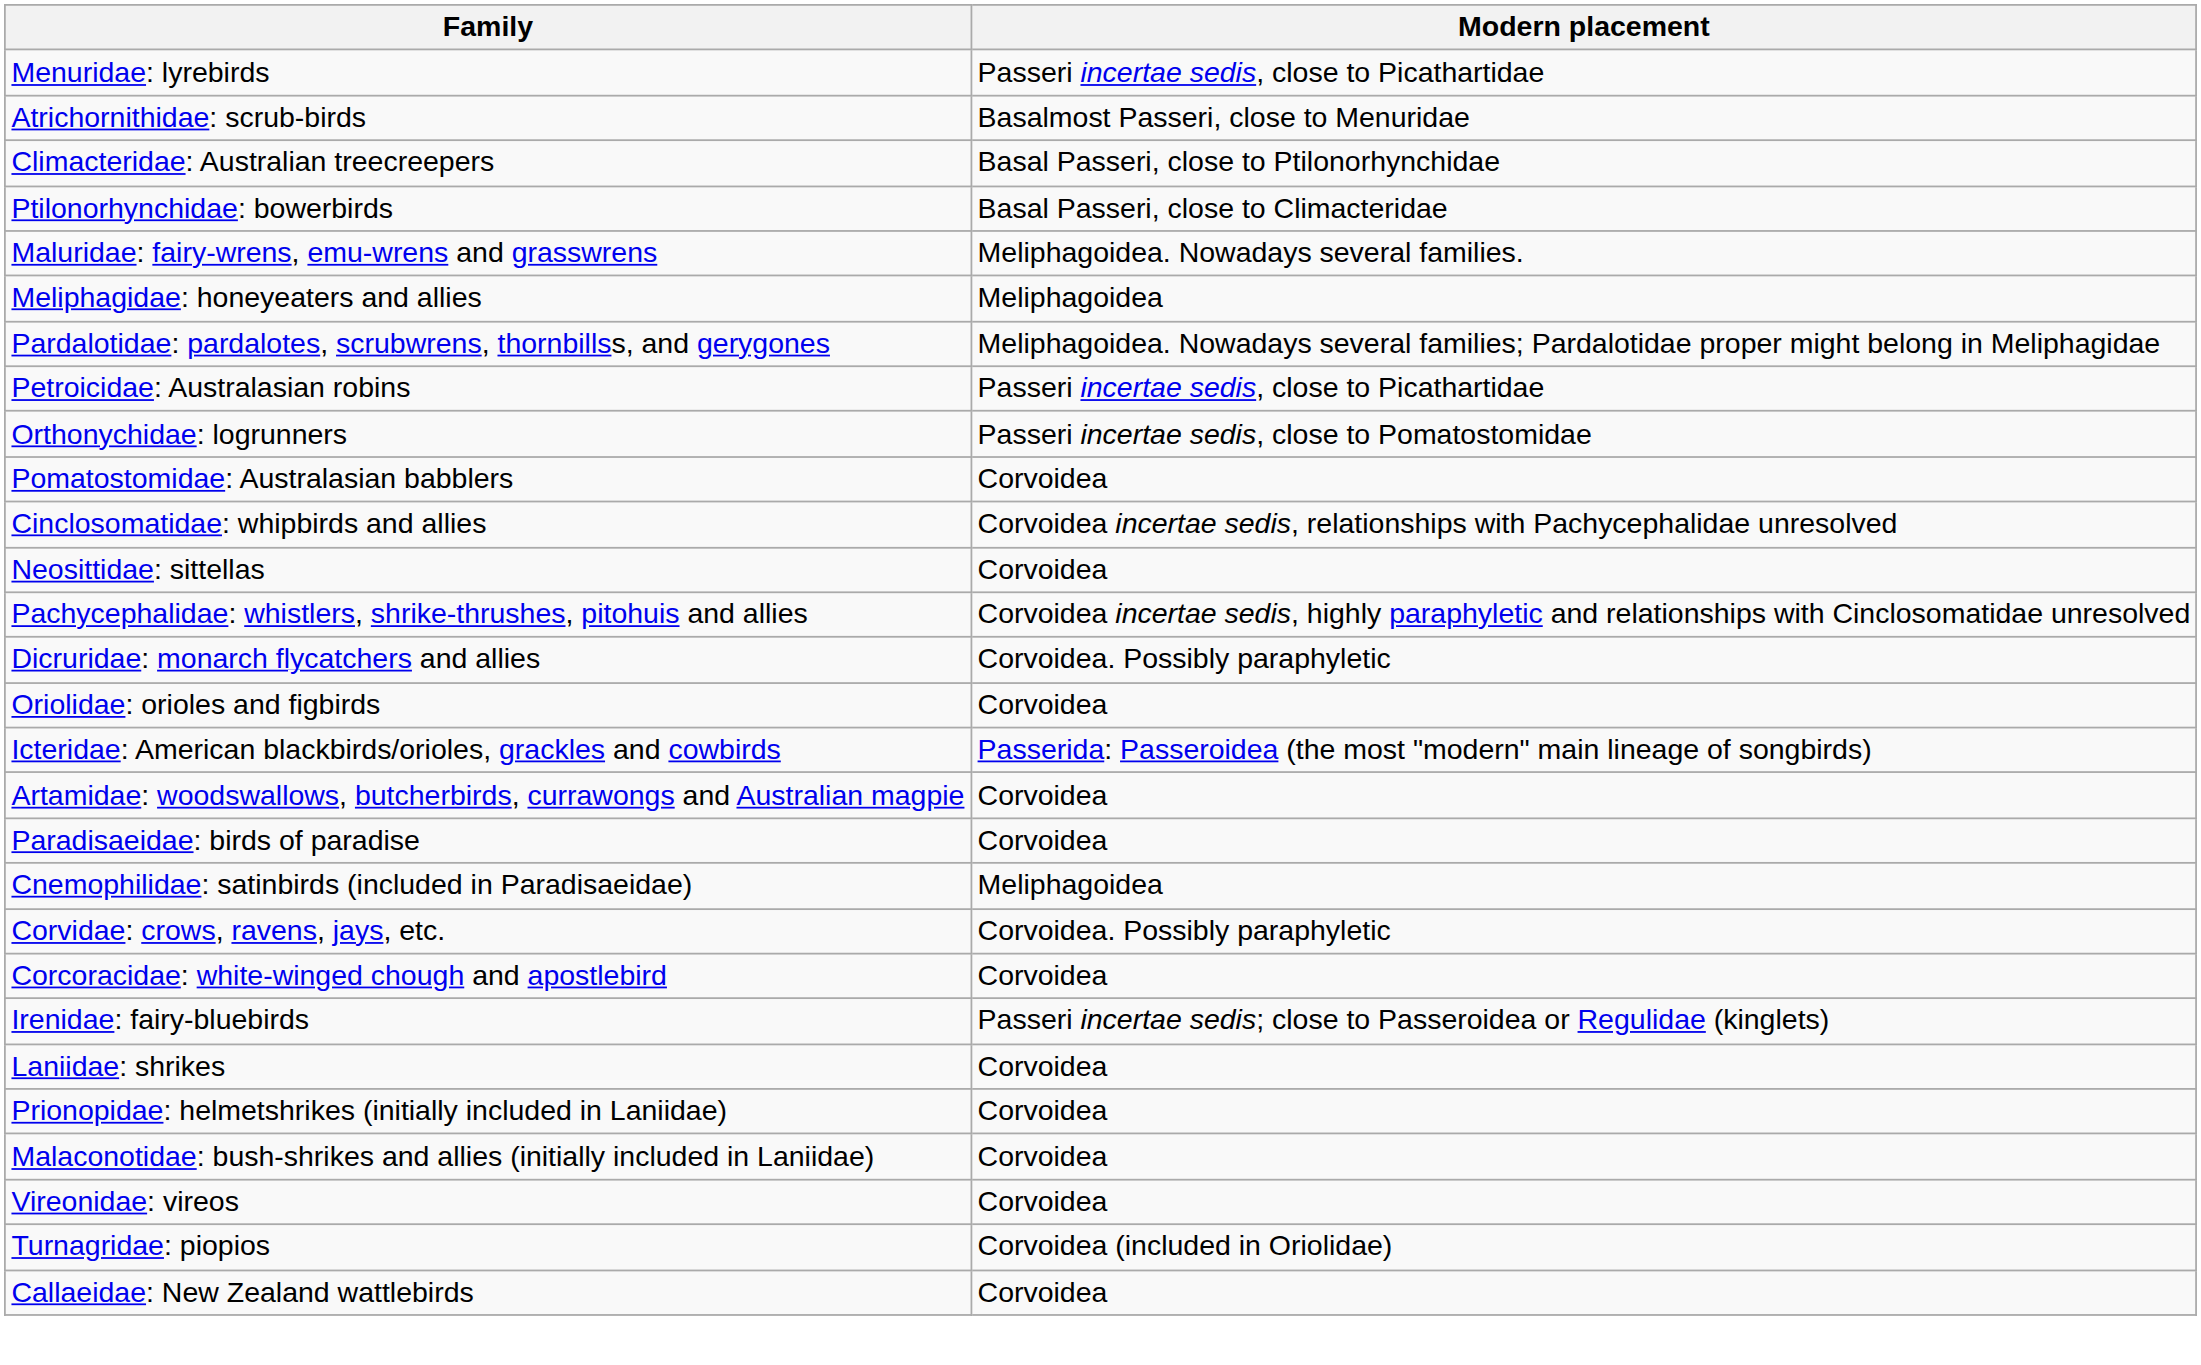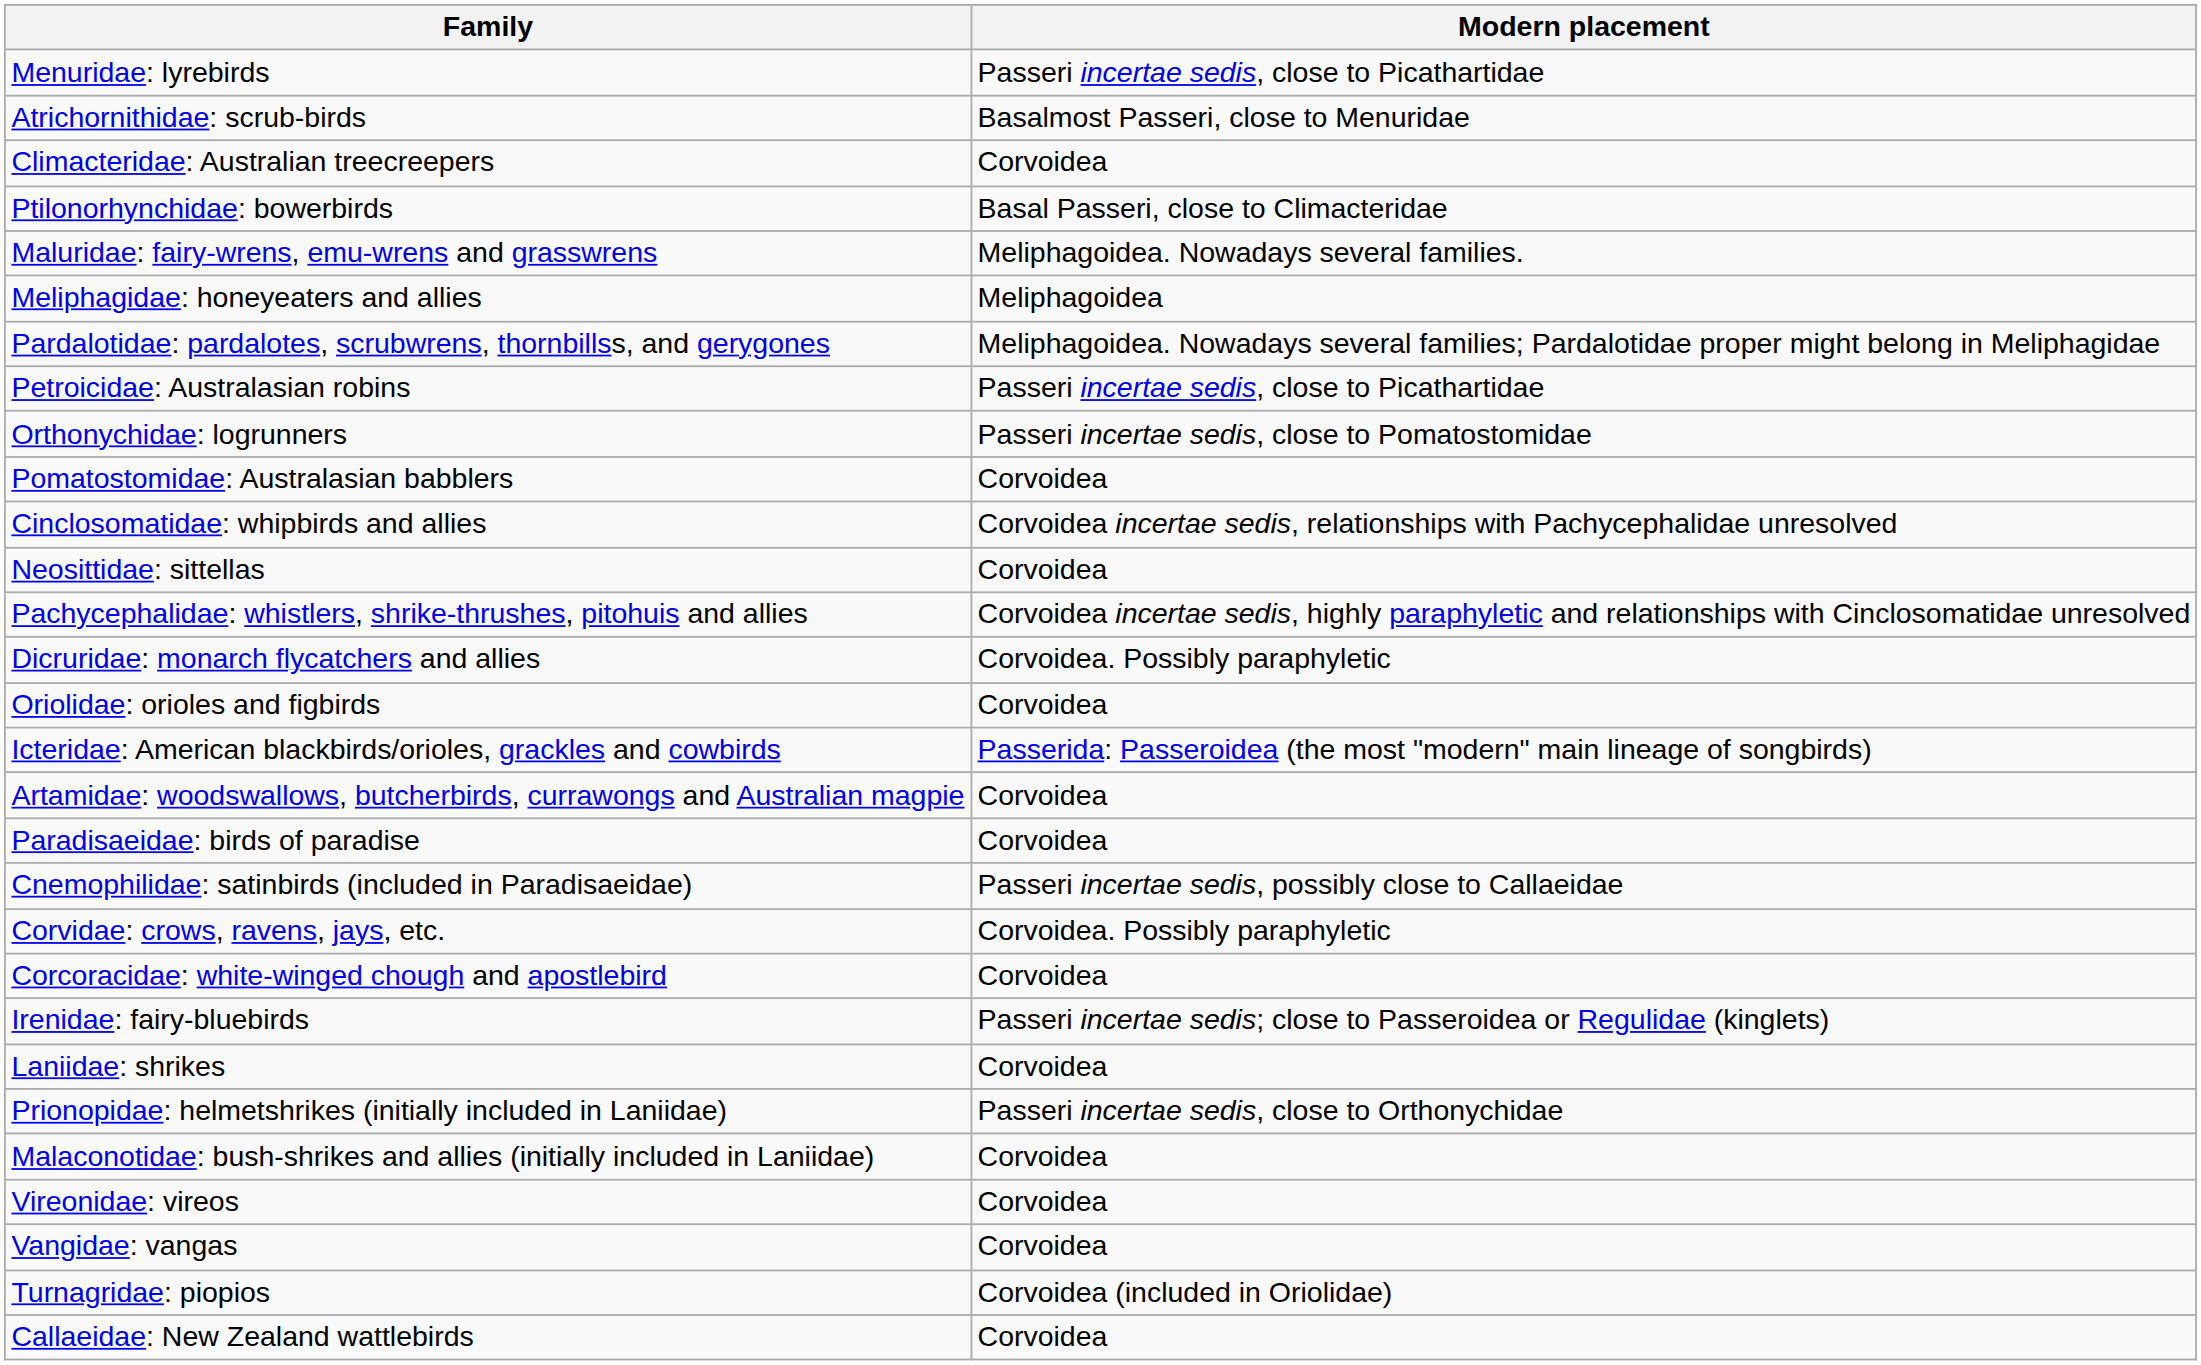(1239, 162) Basal Passeri, close to Ptilonorhynchidae -> (1042, 162) Corvoidea
(1070, 885) Meliphagoidea -> (1301, 885) Passeri incertae sedis, possibly close to Callaeidae
(1042, 1111) Corvoidea -> (1270, 1111) Passeri incertae sedis, close to Orthonychidae
+ row: (124, 1246)
